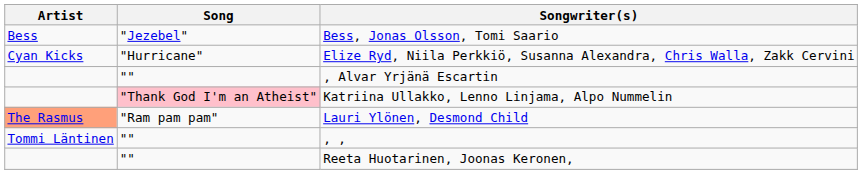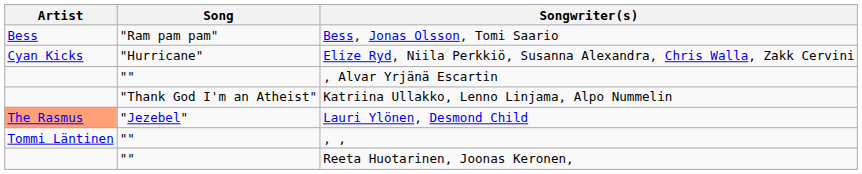(154, 35) "Jezebel" -> (169, 35) "Ram pam pam"
(218, 97) pink background -> (218, 97) no background
(169, 118) "Ram pam pam" -> (154, 118) "Jezebel"
